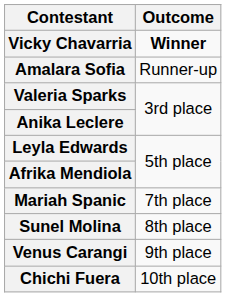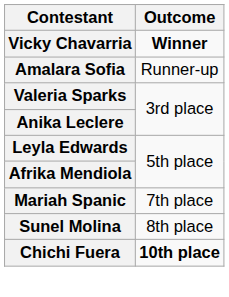- row: (70, 252)
(178, 278) normal -> (180, 252) bold
